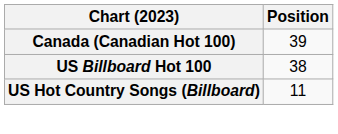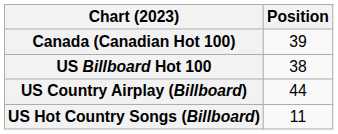+ row: (134, 91)
